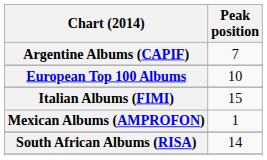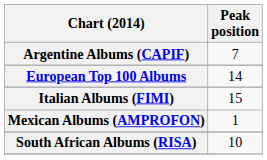(235, 76) 10 -> (235, 76) 14
(235, 143) 14 -> (235, 143) 10
